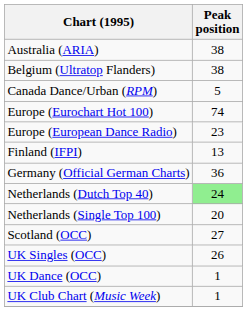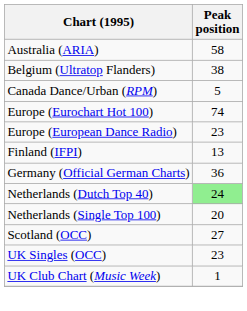(218, 49) 38 -> (218, 49) 58
(218, 255) 26 -> (218, 255) 23
- row: (54, 276)
